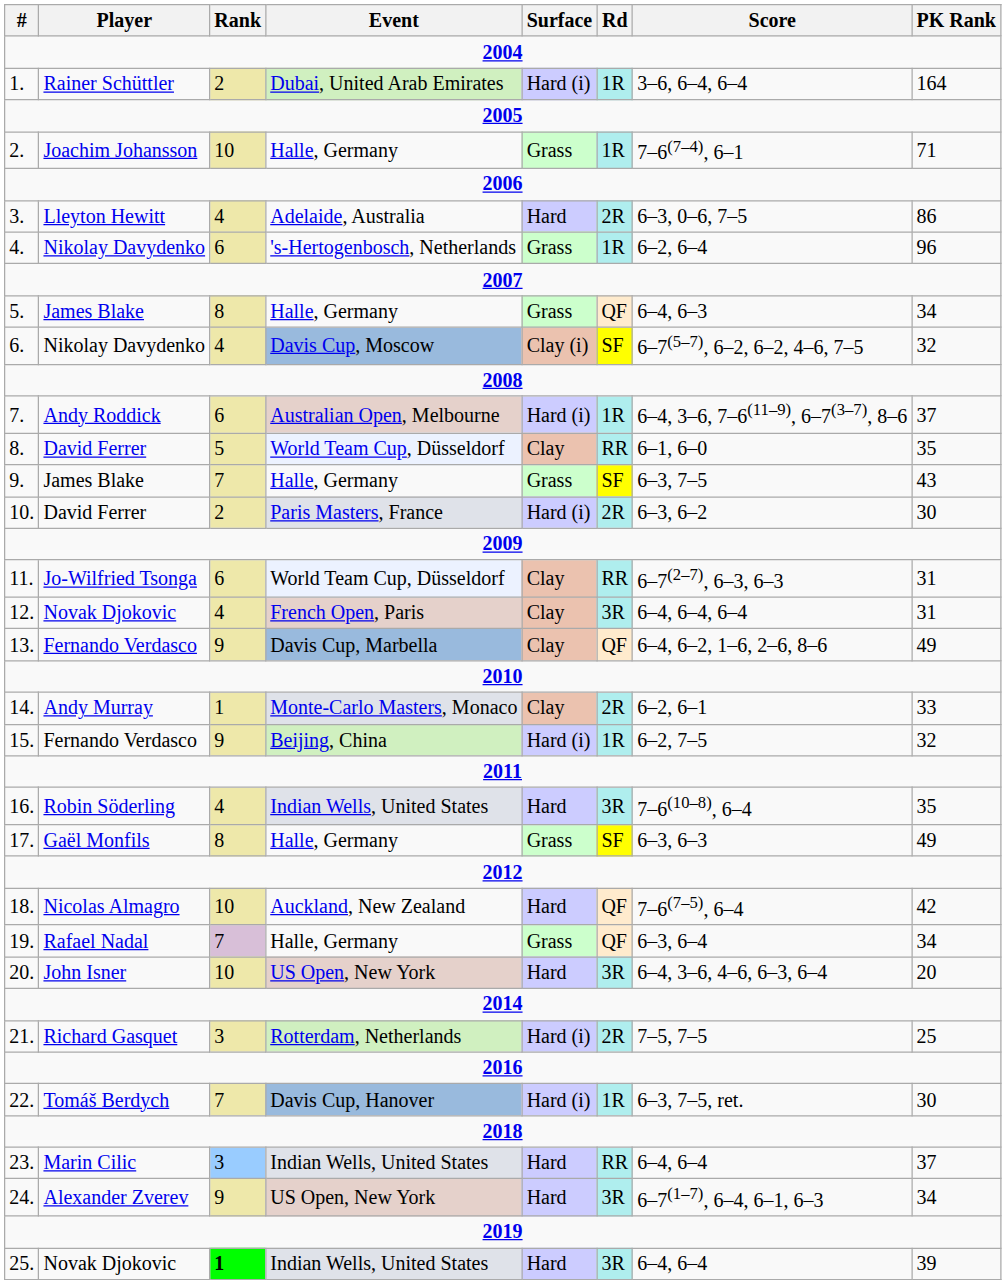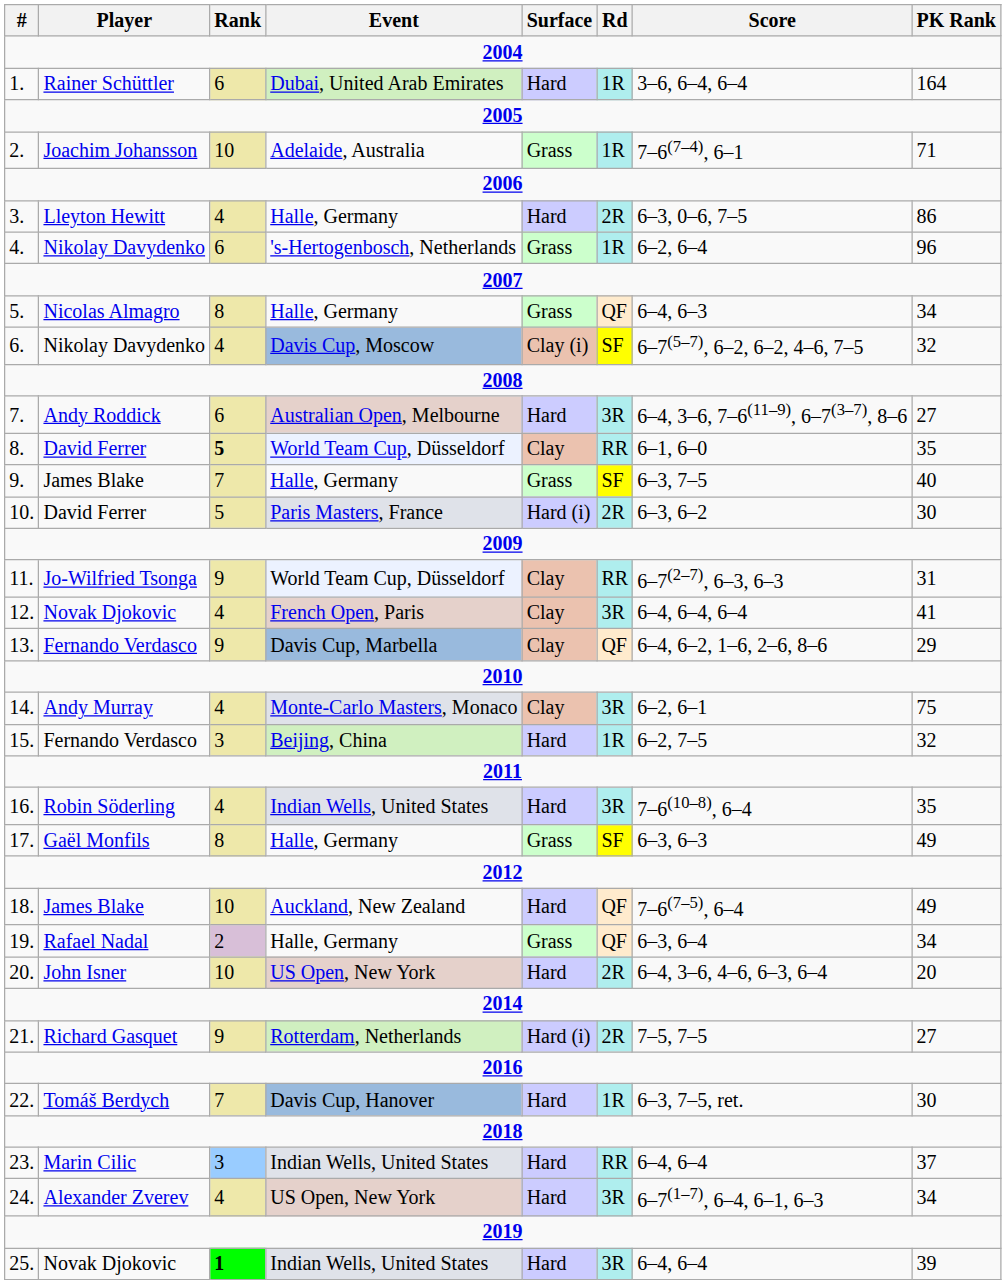(219, 83) 2 -> (219, 83) 6
(559, 83) Hard (i) -> (547, 83) Hard
(334, 149) Halle, Germany -> (347, 149) Adelaide, Australia
(347, 216) Adelaide, Australia -> (334, 216) Halle, Germany
(94, 311) James Blake -> (112, 311) Nicolas Almagro
(559, 414) Hard (i) -> (547, 414) Hard
(613, 414) 1R -> (613, 414) 3R
(926, 414) 37 -> (926, 414) 27
(219, 448) normal -> (219, 448) bold
(926, 480) 43 -> (926, 480) 40
(219, 512) 2 -> (219, 512) 5
(219, 578) 6 -> (219, 578) 9
(926, 612) 31 -> (926, 612) 41
(926, 644) 49 -> (926, 644) 29
(219, 708) 1 -> (219, 708) 4
(613, 708) 2R -> (613, 708) 3R
(926, 708) 33 -> (926, 708) 75
(219, 739) 9 -> (219, 739) 3
(559, 739) Hard (i) -> (547, 739) Hard
(112, 906) Nicolas Almagro -> (94, 906) James Blake
(926, 906) 42 -> (926, 906) 49
(219, 940) 7 -> (219, 940) 2
(613, 972) 3R -> (613, 972) 2R
(219, 1036) 3 -> (219, 1036) 9
(926, 1036) 25 -> (926, 1036) 27
(559, 1099) Hard (i) -> (547, 1099) Hard
(219, 1197) 9 -> (219, 1197) 4
